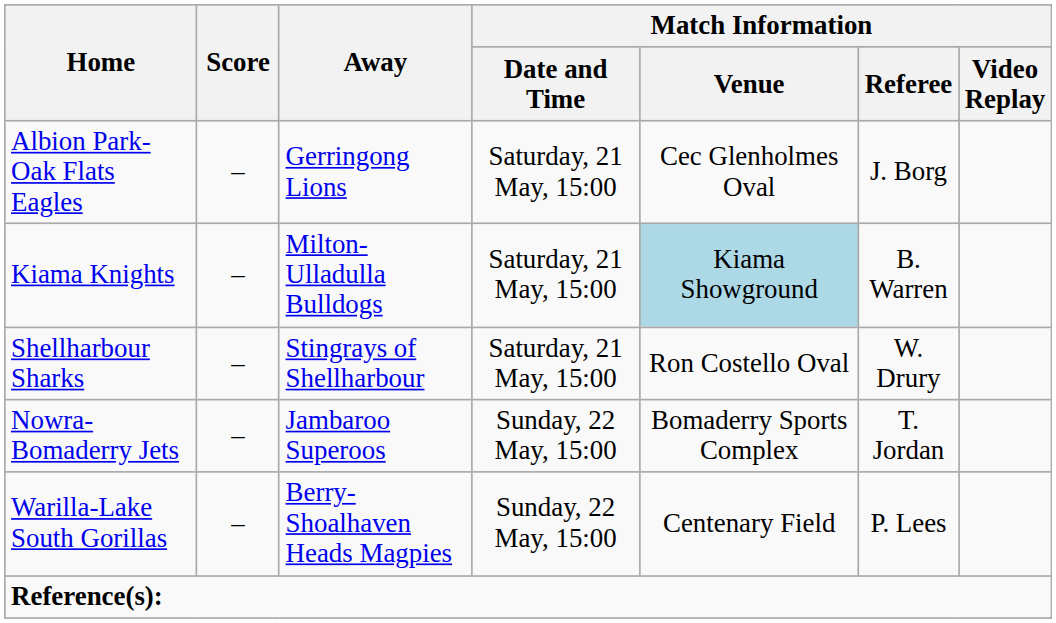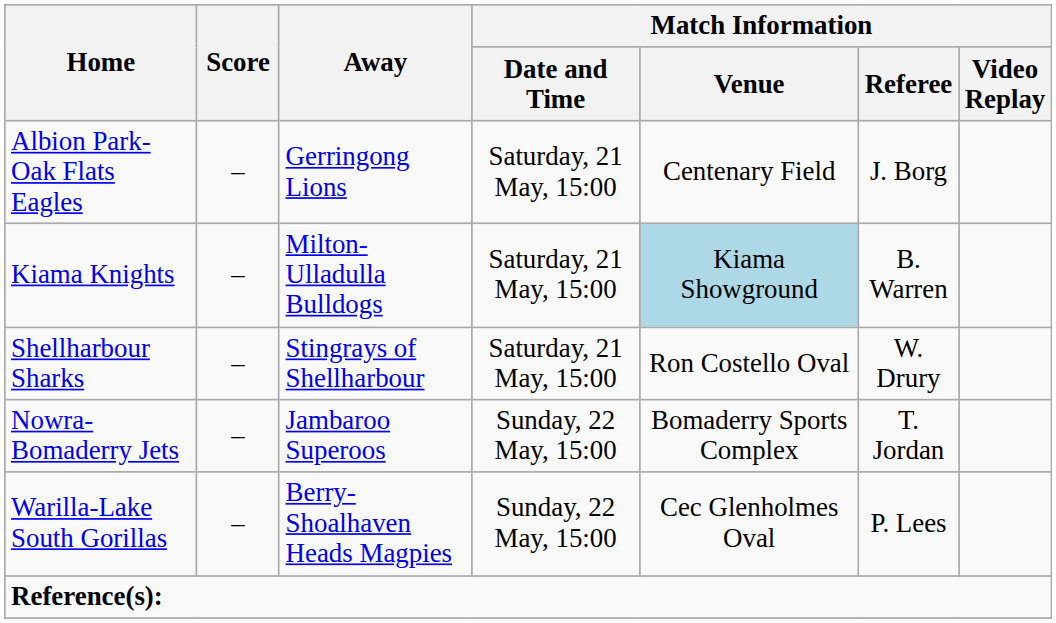(749, 171) Cec Glenholmes Oval -> (749, 171) Centenary Field
(749, 523) Centenary Field -> (749, 523) Cec Glenholmes Oval
